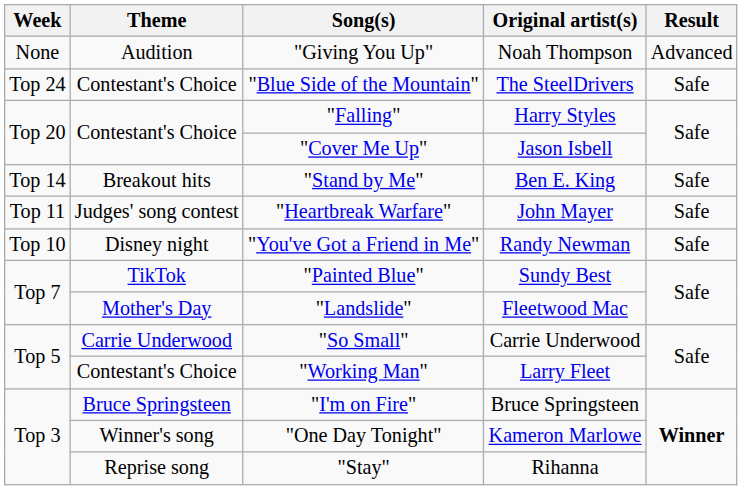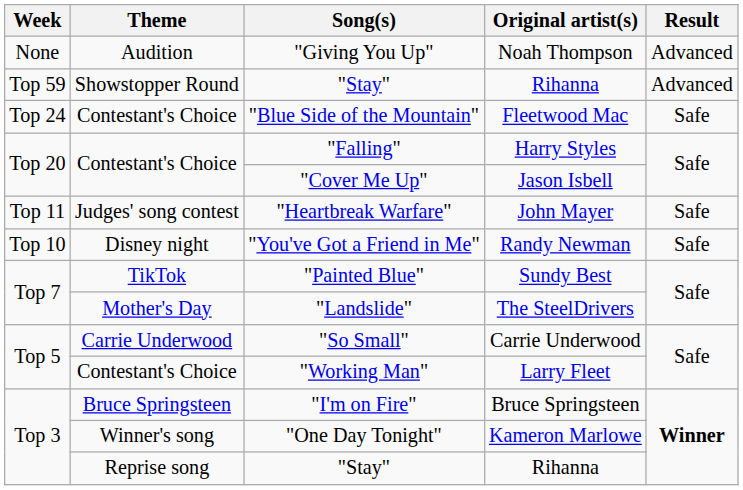+ row: (157, 84)
(565, 84) The SteelDrivers -> (565, 116) Fleetwood Mac
- row: (157, 180)
(565, 308) Fleetwood Mac -> (565, 308) The SteelDrivers
